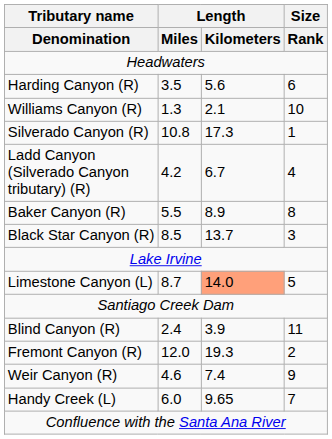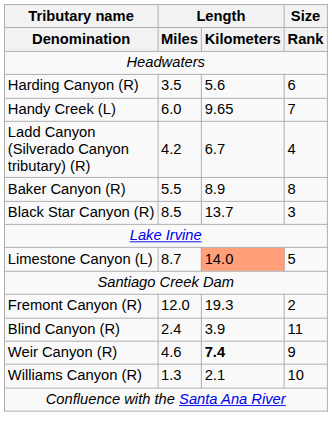rows swapped: (75, 109) <-> (62, 399)
- row: (78, 132)
rows swapped: (75, 352) <-> (64, 329)
(215, 376) normal -> (215, 352) bold
